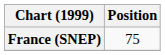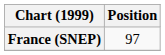(132, 38) 75 -> (132, 38) 97
